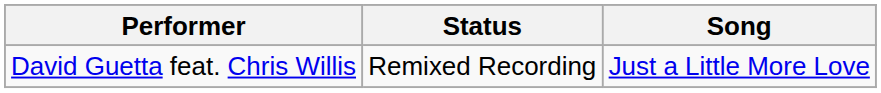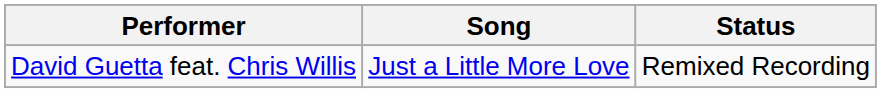columns swapped: (739, 25) <-> (482, 25)
